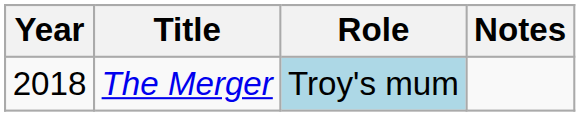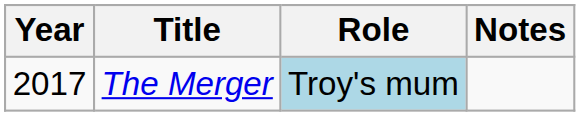(50, 83) 2018 -> (50, 83) 2017
